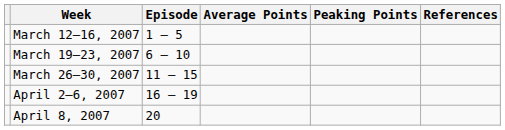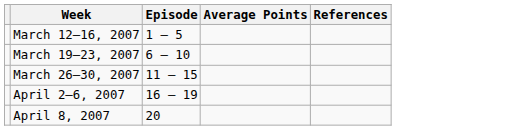- column: (366, 15)
